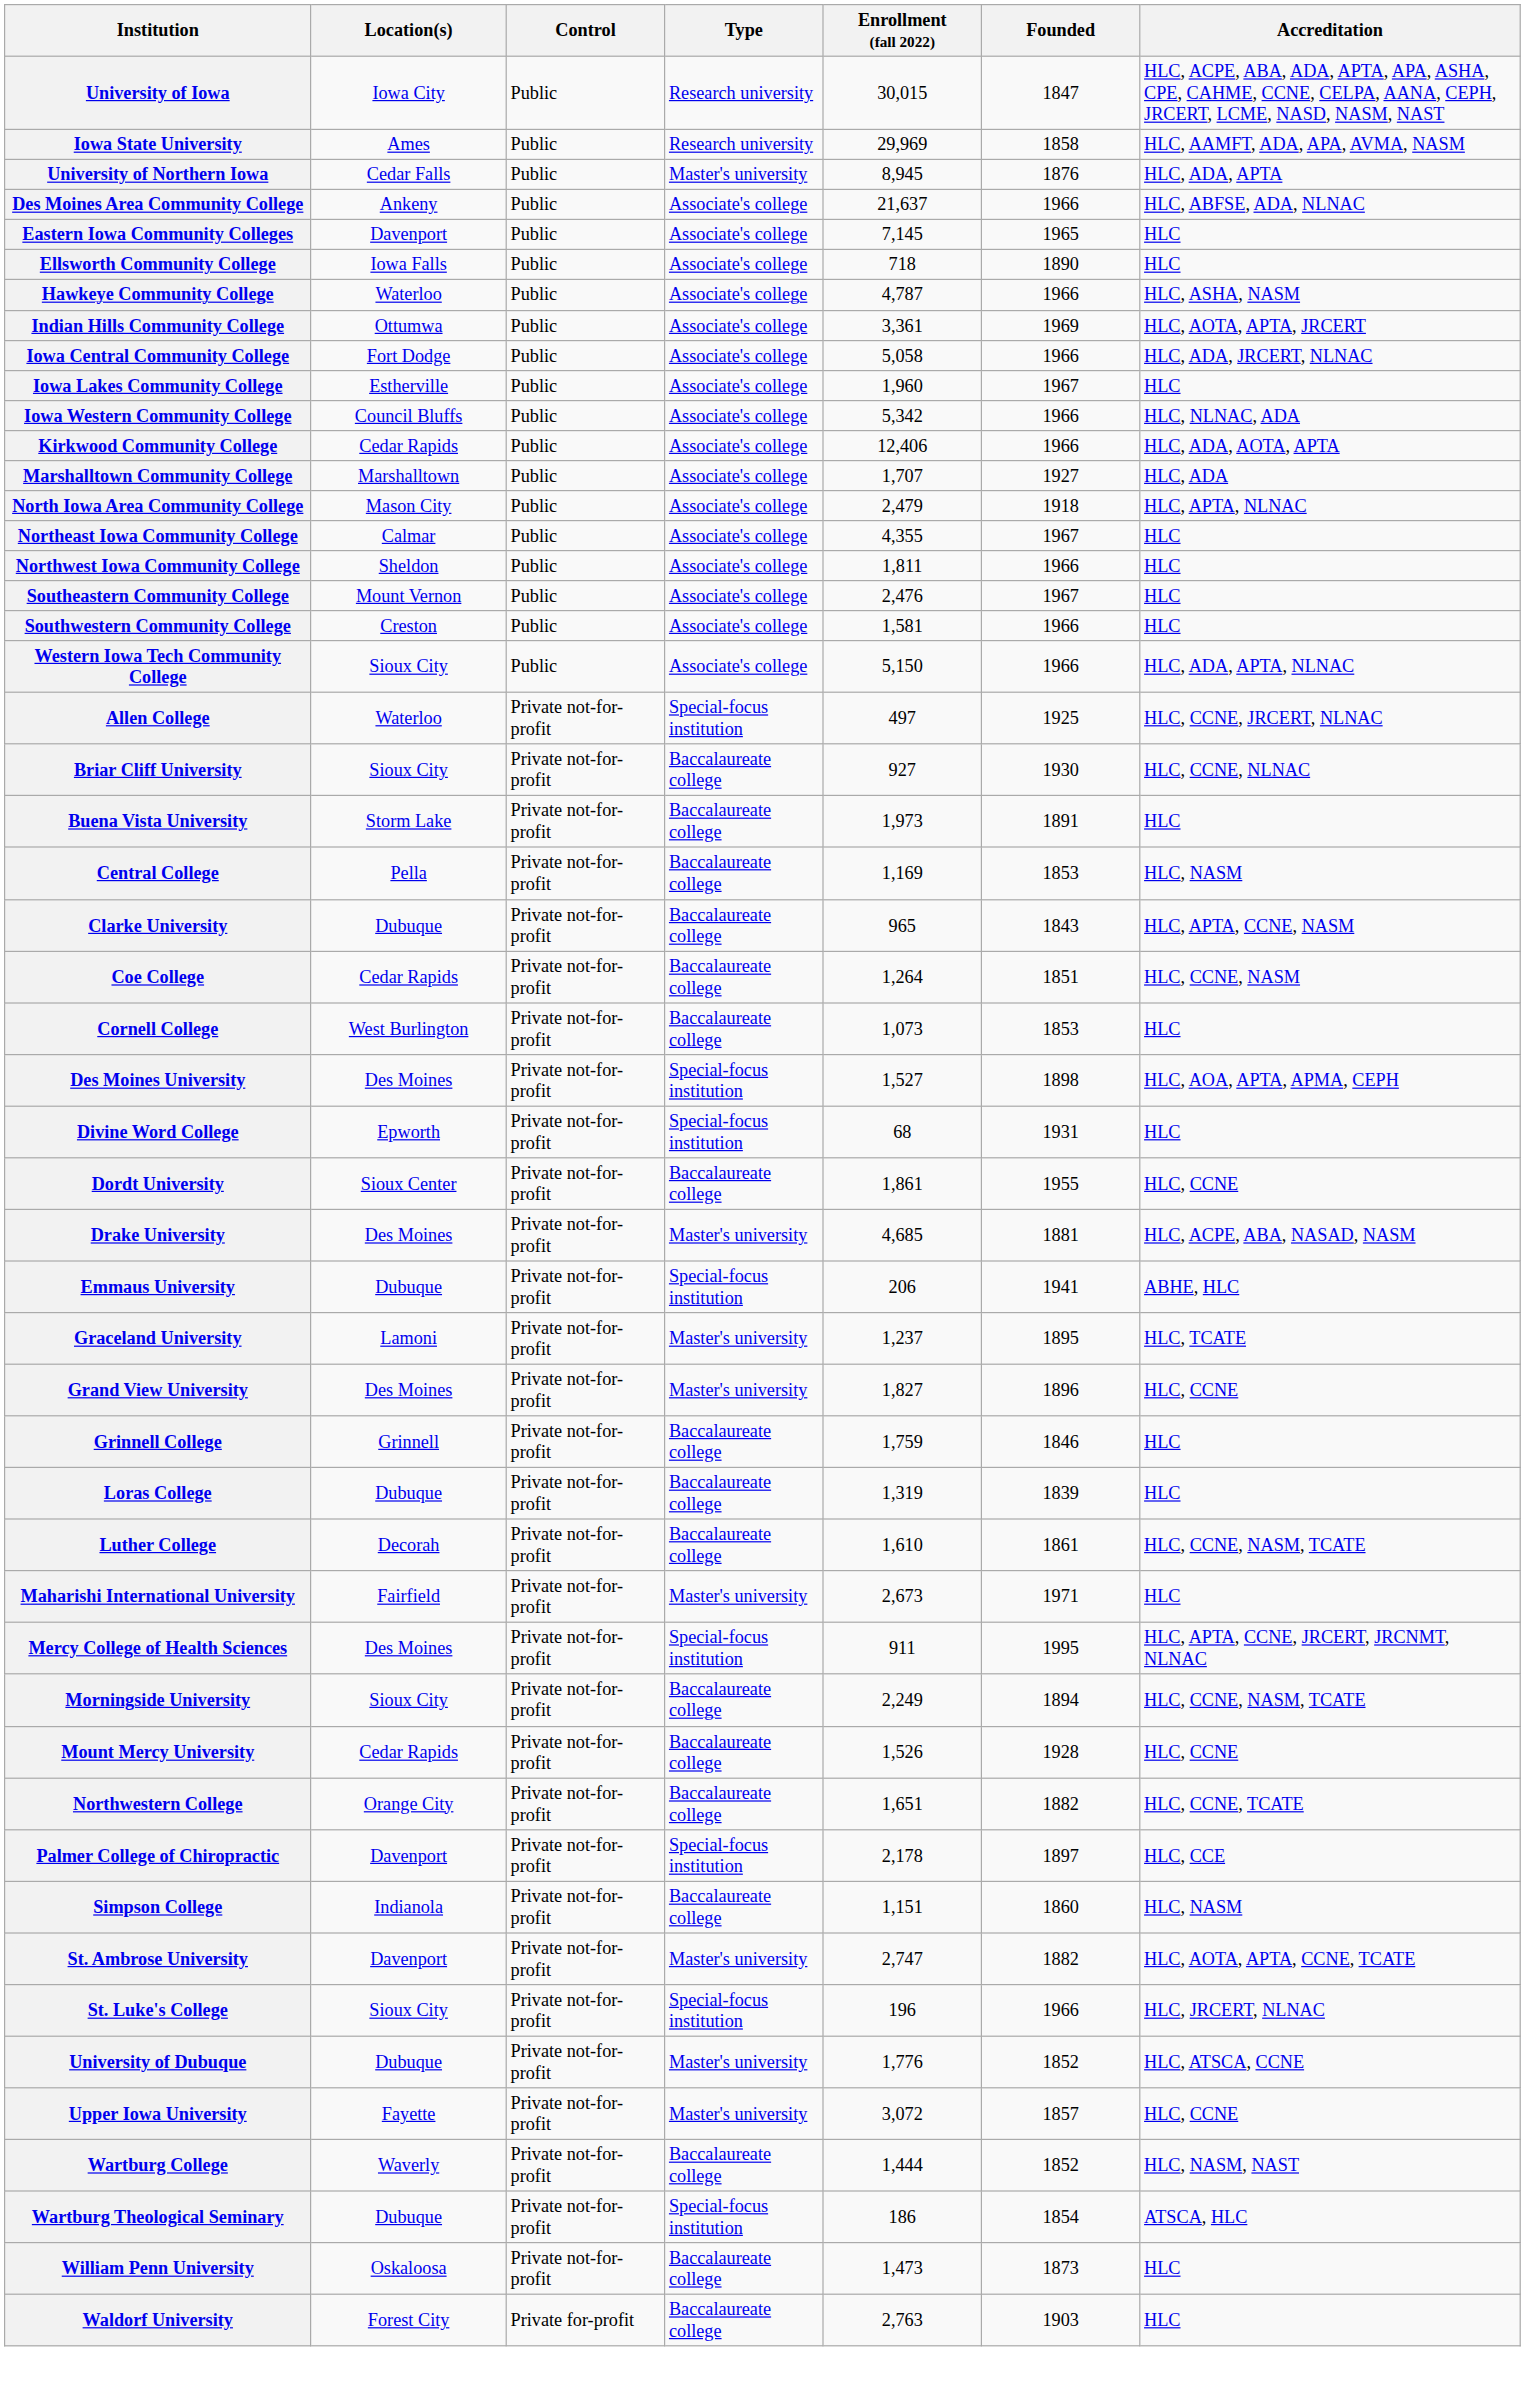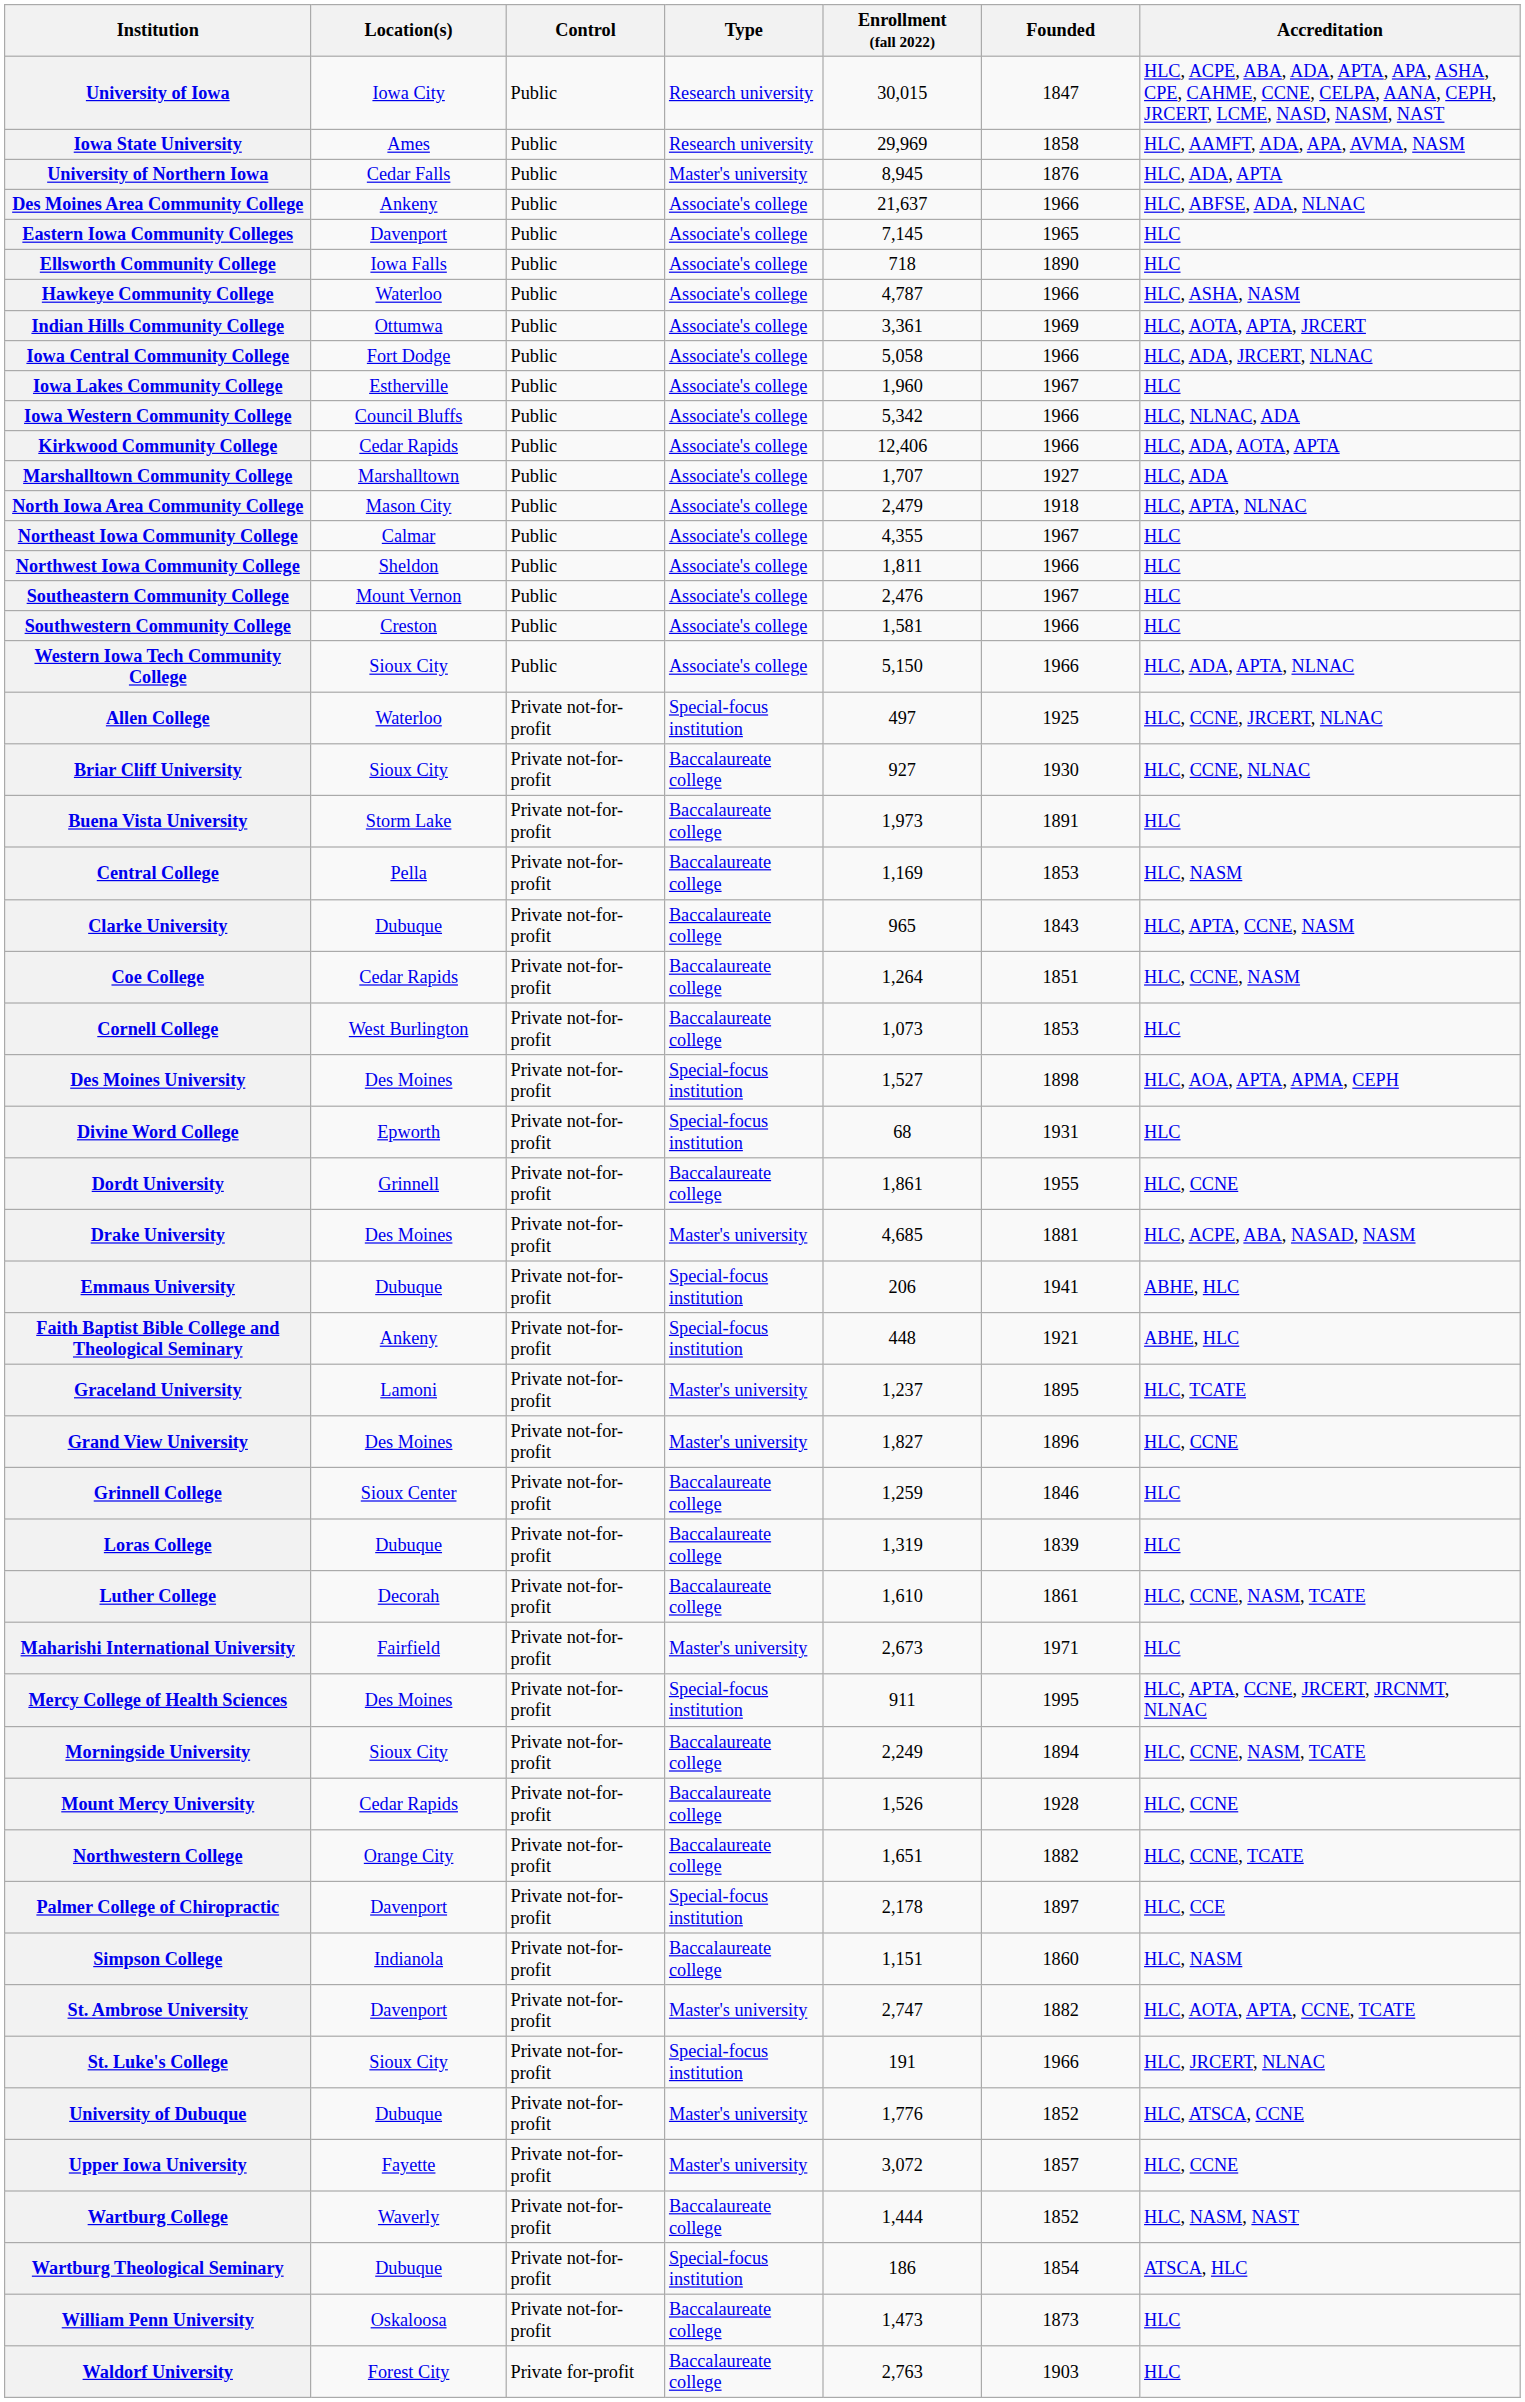(409, 1183) Sioux Center -> (409, 1183) Grinnell
+ row: (158, 1338)
(409, 1441) Grinnell -> (409, 1493) Sioux Center
(902, 1441) 1,759 -> (902, 1493) 1,259
(902, 2010) 196 -> (902, 2061) 191
